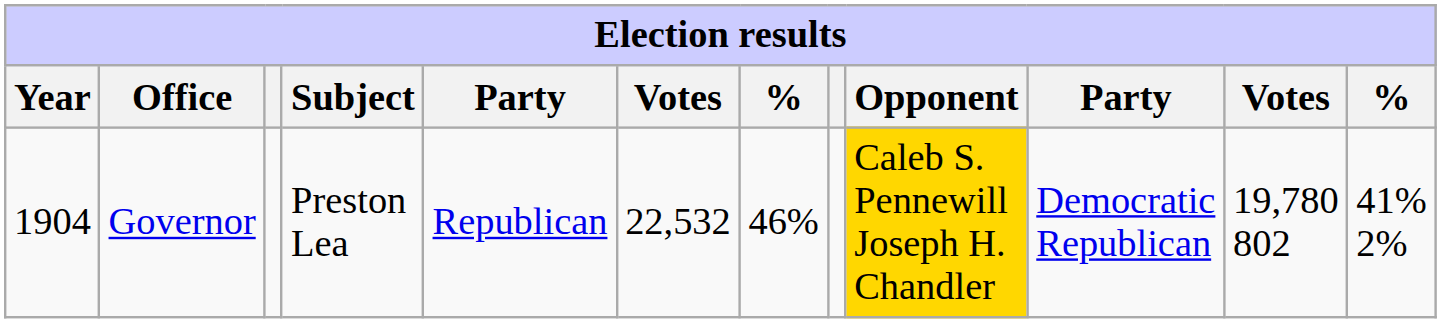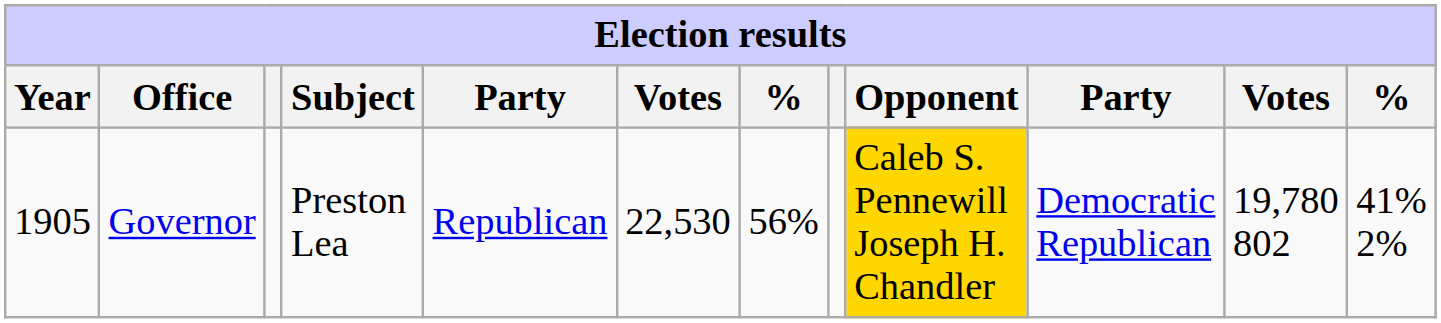(52, 221) 1904 -> (52, 221) 1905
(678, 221) 22,532 -> (678, 221) 22,530
(784, 221) 46% -> (784, 221) 56%
